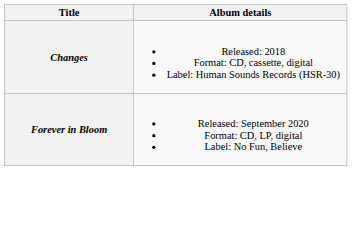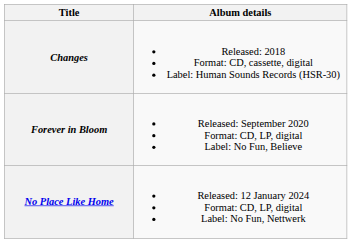+ row: (69, 201)
